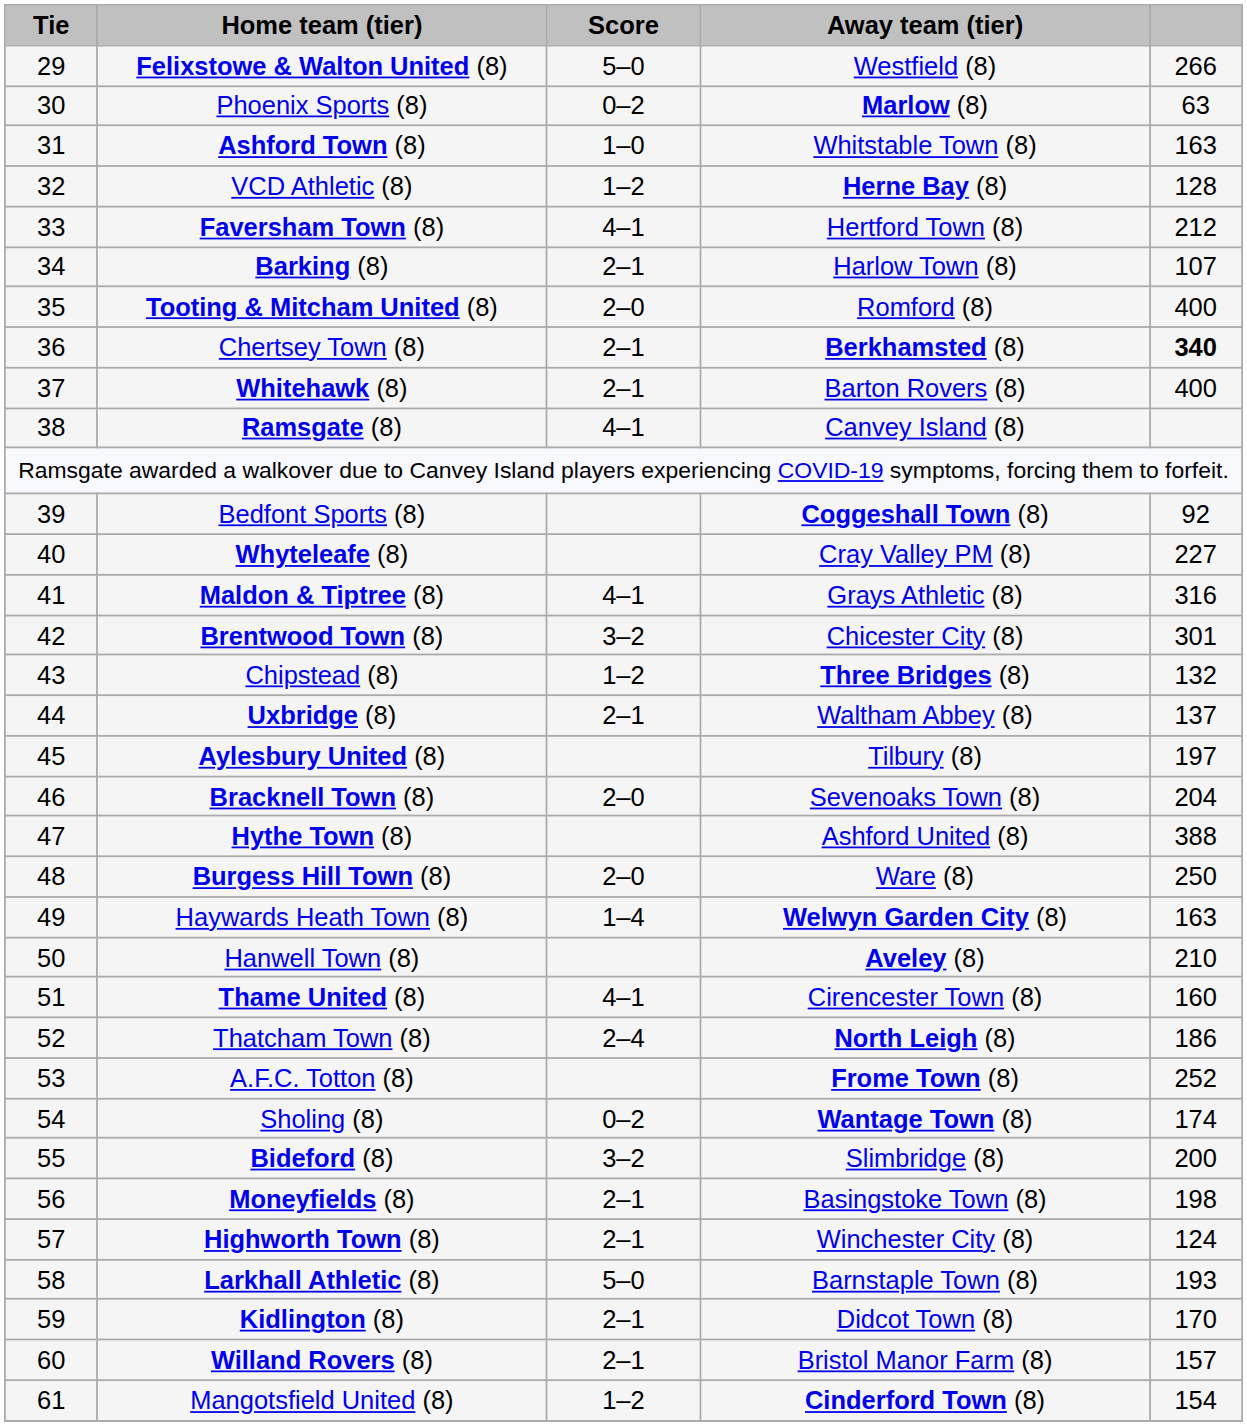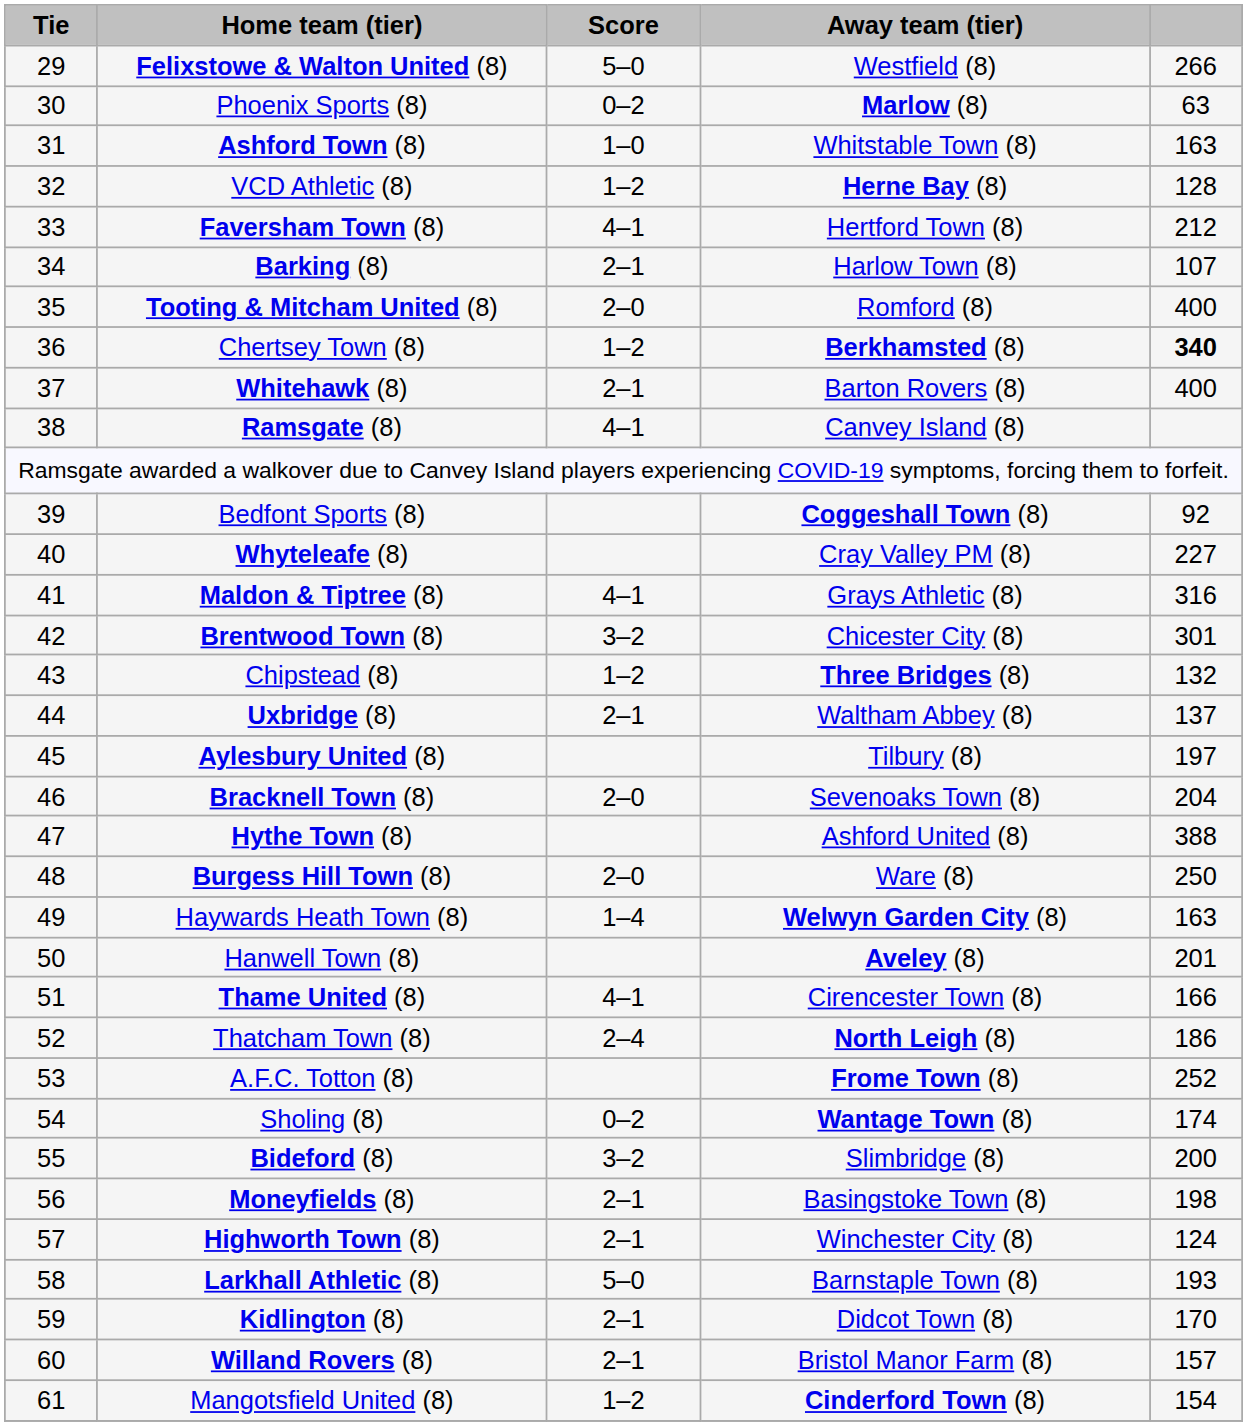(623, 348) 2–1 -> (623, 348) 1–2
(1196, 958) 210 -> (1196, 958) 201
(1196, 998) 160 -> (1196, 998) 166
